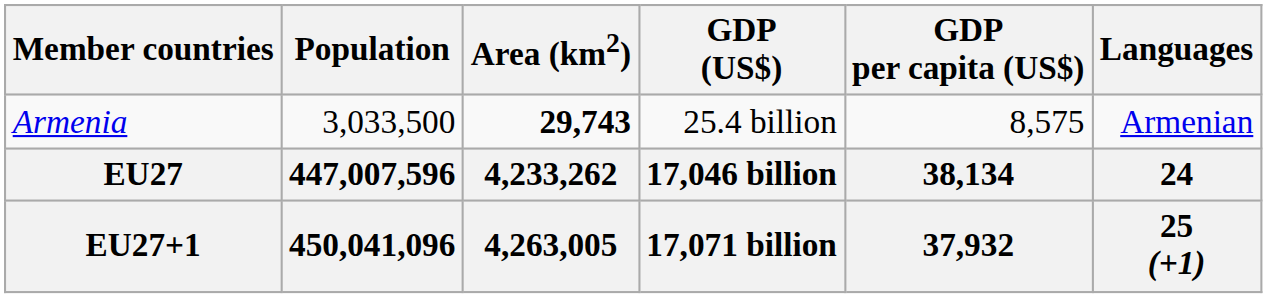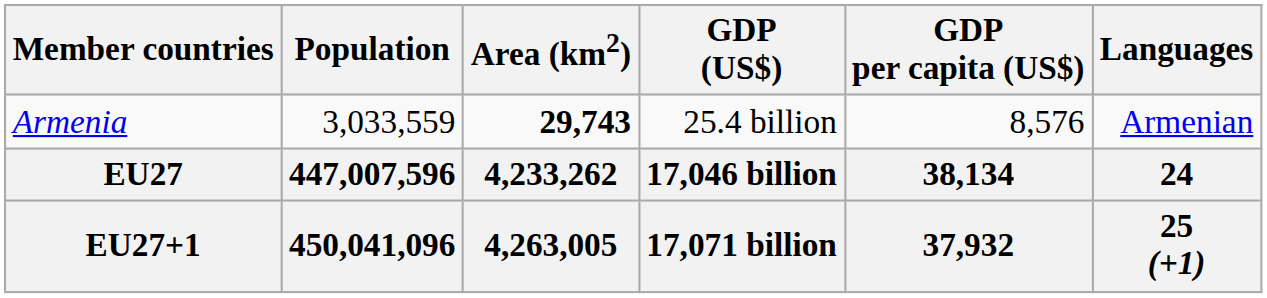(389, 121) 3,033,500 -> (389, 121) 3,033,559
(1047, 121) 8,575 -> (1047, 121) 8,576
